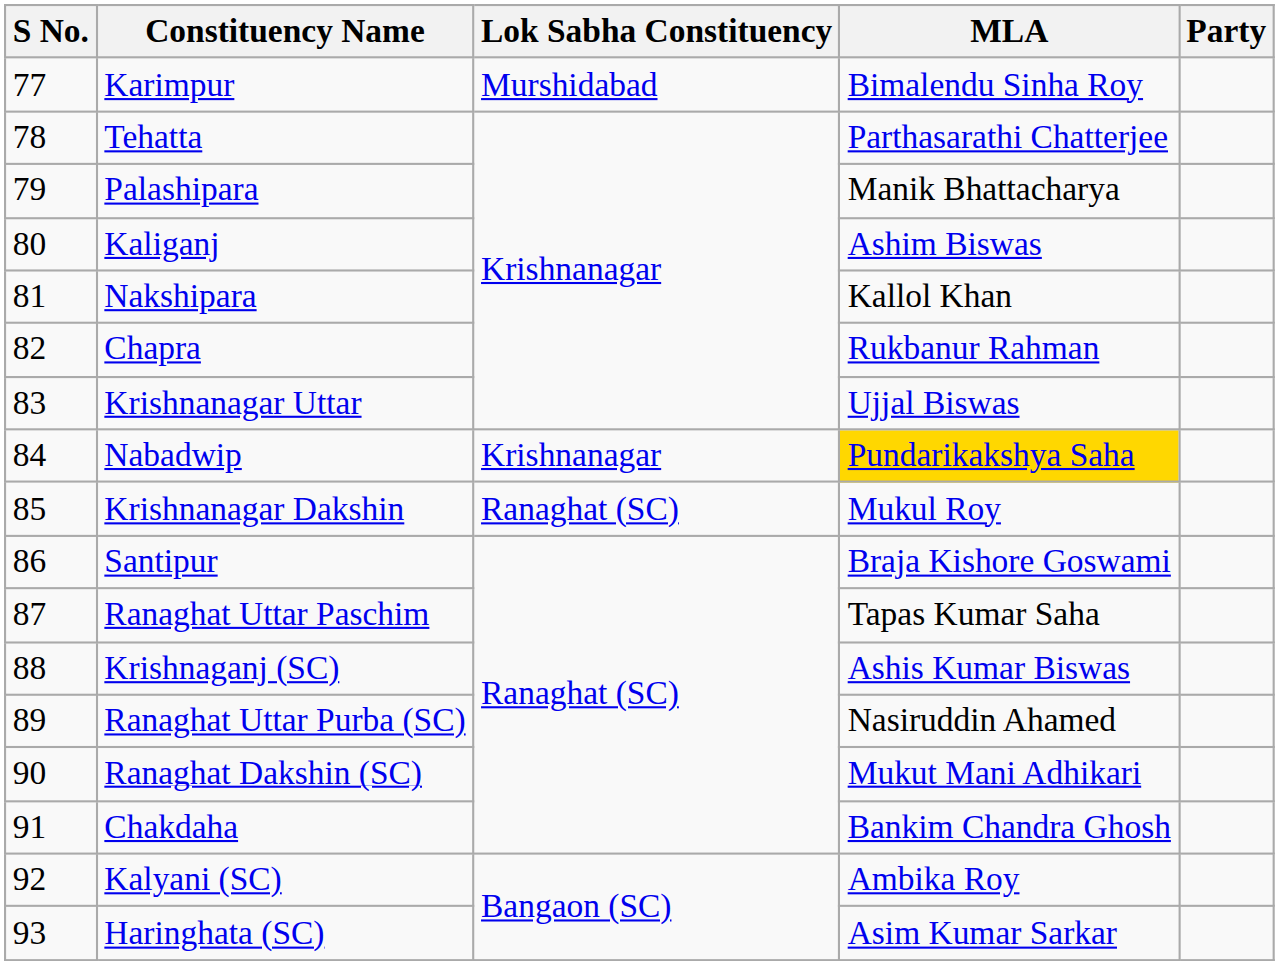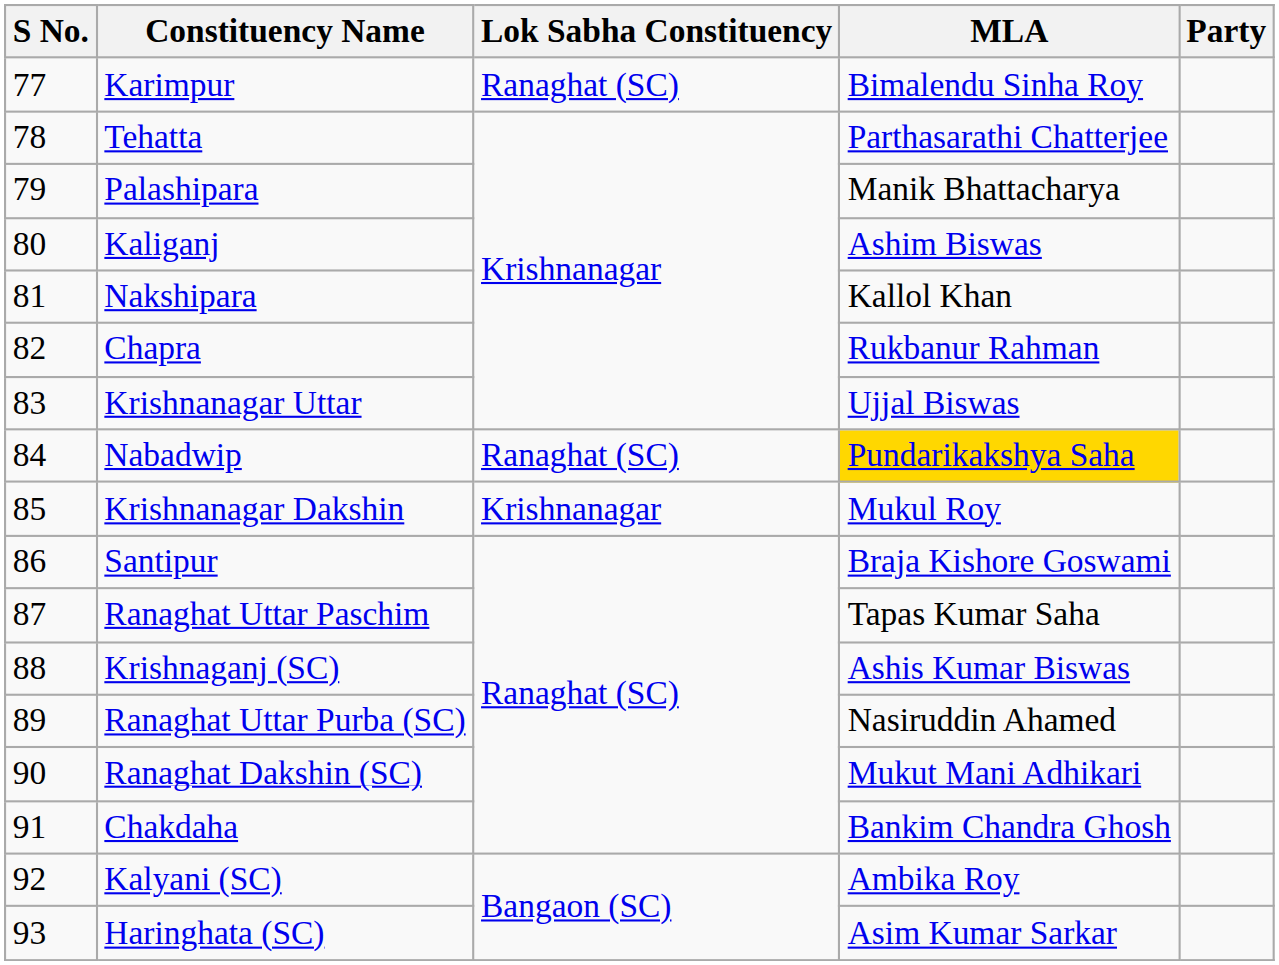(569, 84) Murshidabad -> (580, 84) Ranaghat (SC)
(571, 455) Krishnanagar -> (580, 455) Ranaghat (SC)
(580, 508) Ranaghat (SC) -> (571, 508) Krishnanagar
